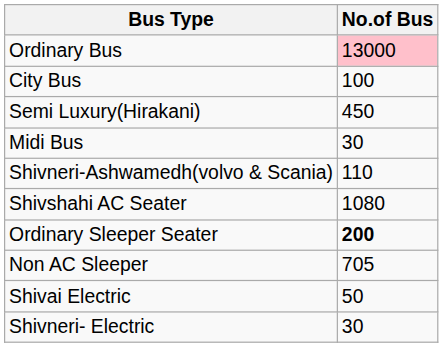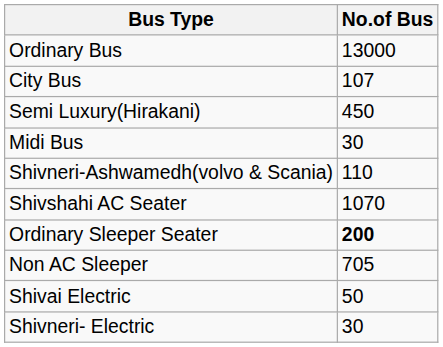(369, 50) pink background -> (369, 50) no background
(358, 81) 100 -> (358, 81) 107
(363, 204) 1080 -> (363, 204) 1070
